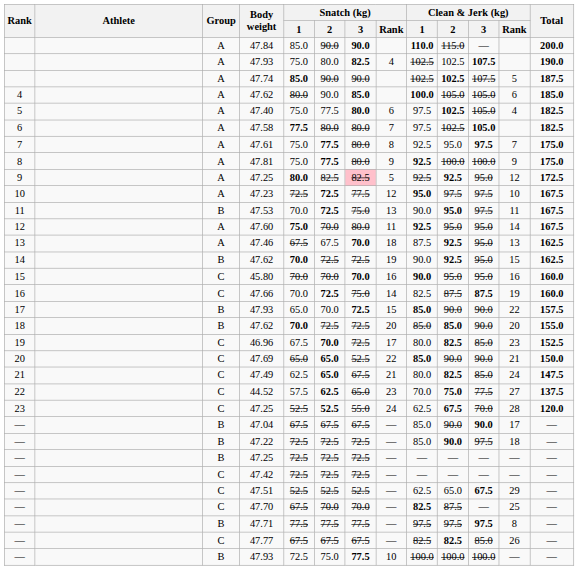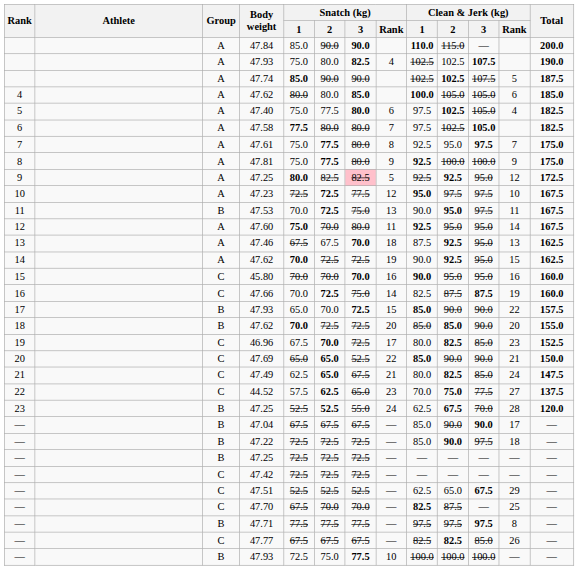(330, 95) 90.0 -> (330, 95) 80.0
(221, 260) B -> (221, 260) A
(221, 408) C -> (221, 408) B
